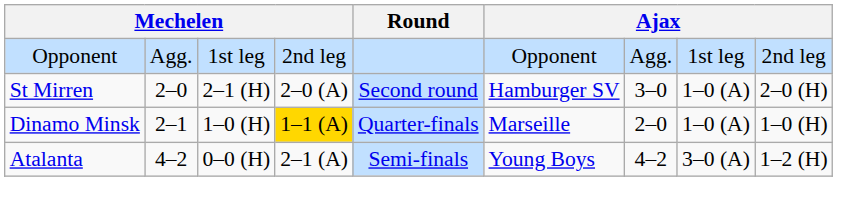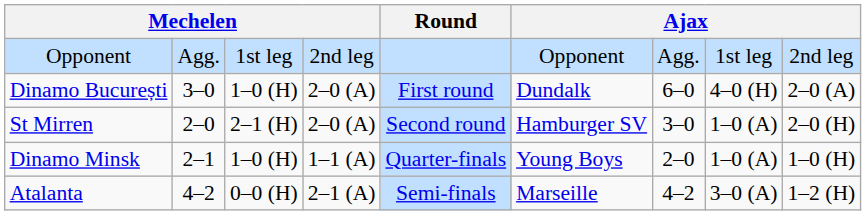+ row: (89, 90)
(314, 124) gold background -> (342, 158) no background
(529, 124) Marseille -> (569, 158) Young Boys
(542, 158) Young Boys -> (557, 192) Marseille
